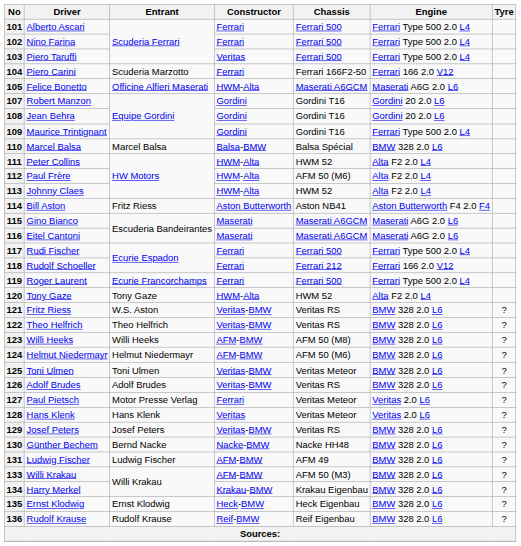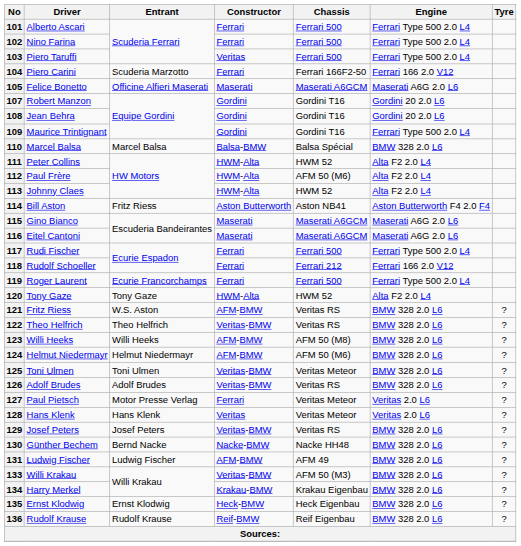(238, 87) HWM-Alta -> (235, 87) Maserati
(244, 310) Veritas-BMW -> (239, 310) AFM-BMW
(239, 474) AFM-BMW -> (244, 474) Veritas-BMW
